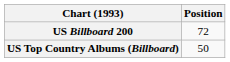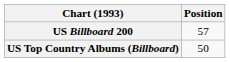(203, 31) 72 -> (203, 31) 57
